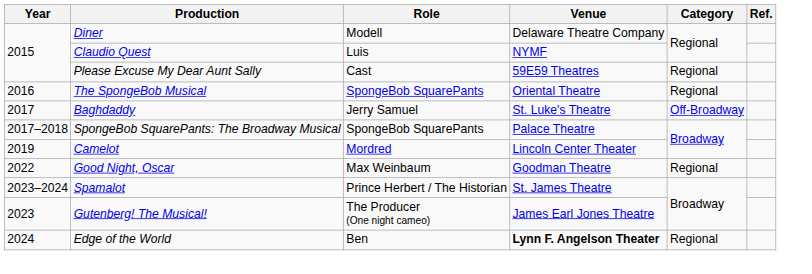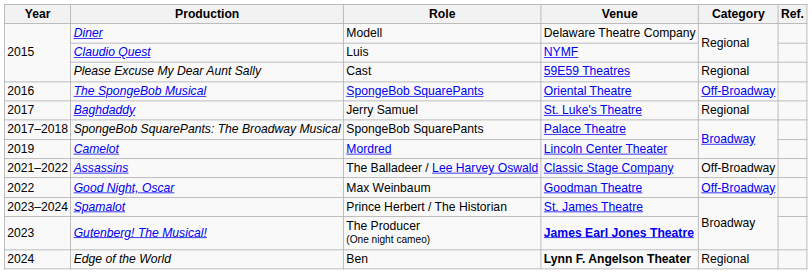(694, 91) Regional -> (738, 91) Off-Broadway
(707, 110) Off-Broadway -> (725, 110) Regional
+ row: (101, 168)
(694, 168) Regional -> (738, 187) Off-Broadway
(583, 213) normal -> (619, 233) bold
